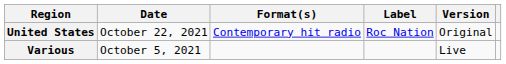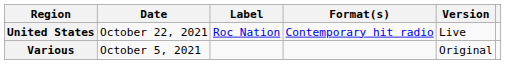columns swapped: (287, 14) <-> (400, 14)
(466, 32) Original -> (452, 32) Live
(452, 50) Live -> (466, 50) Original
